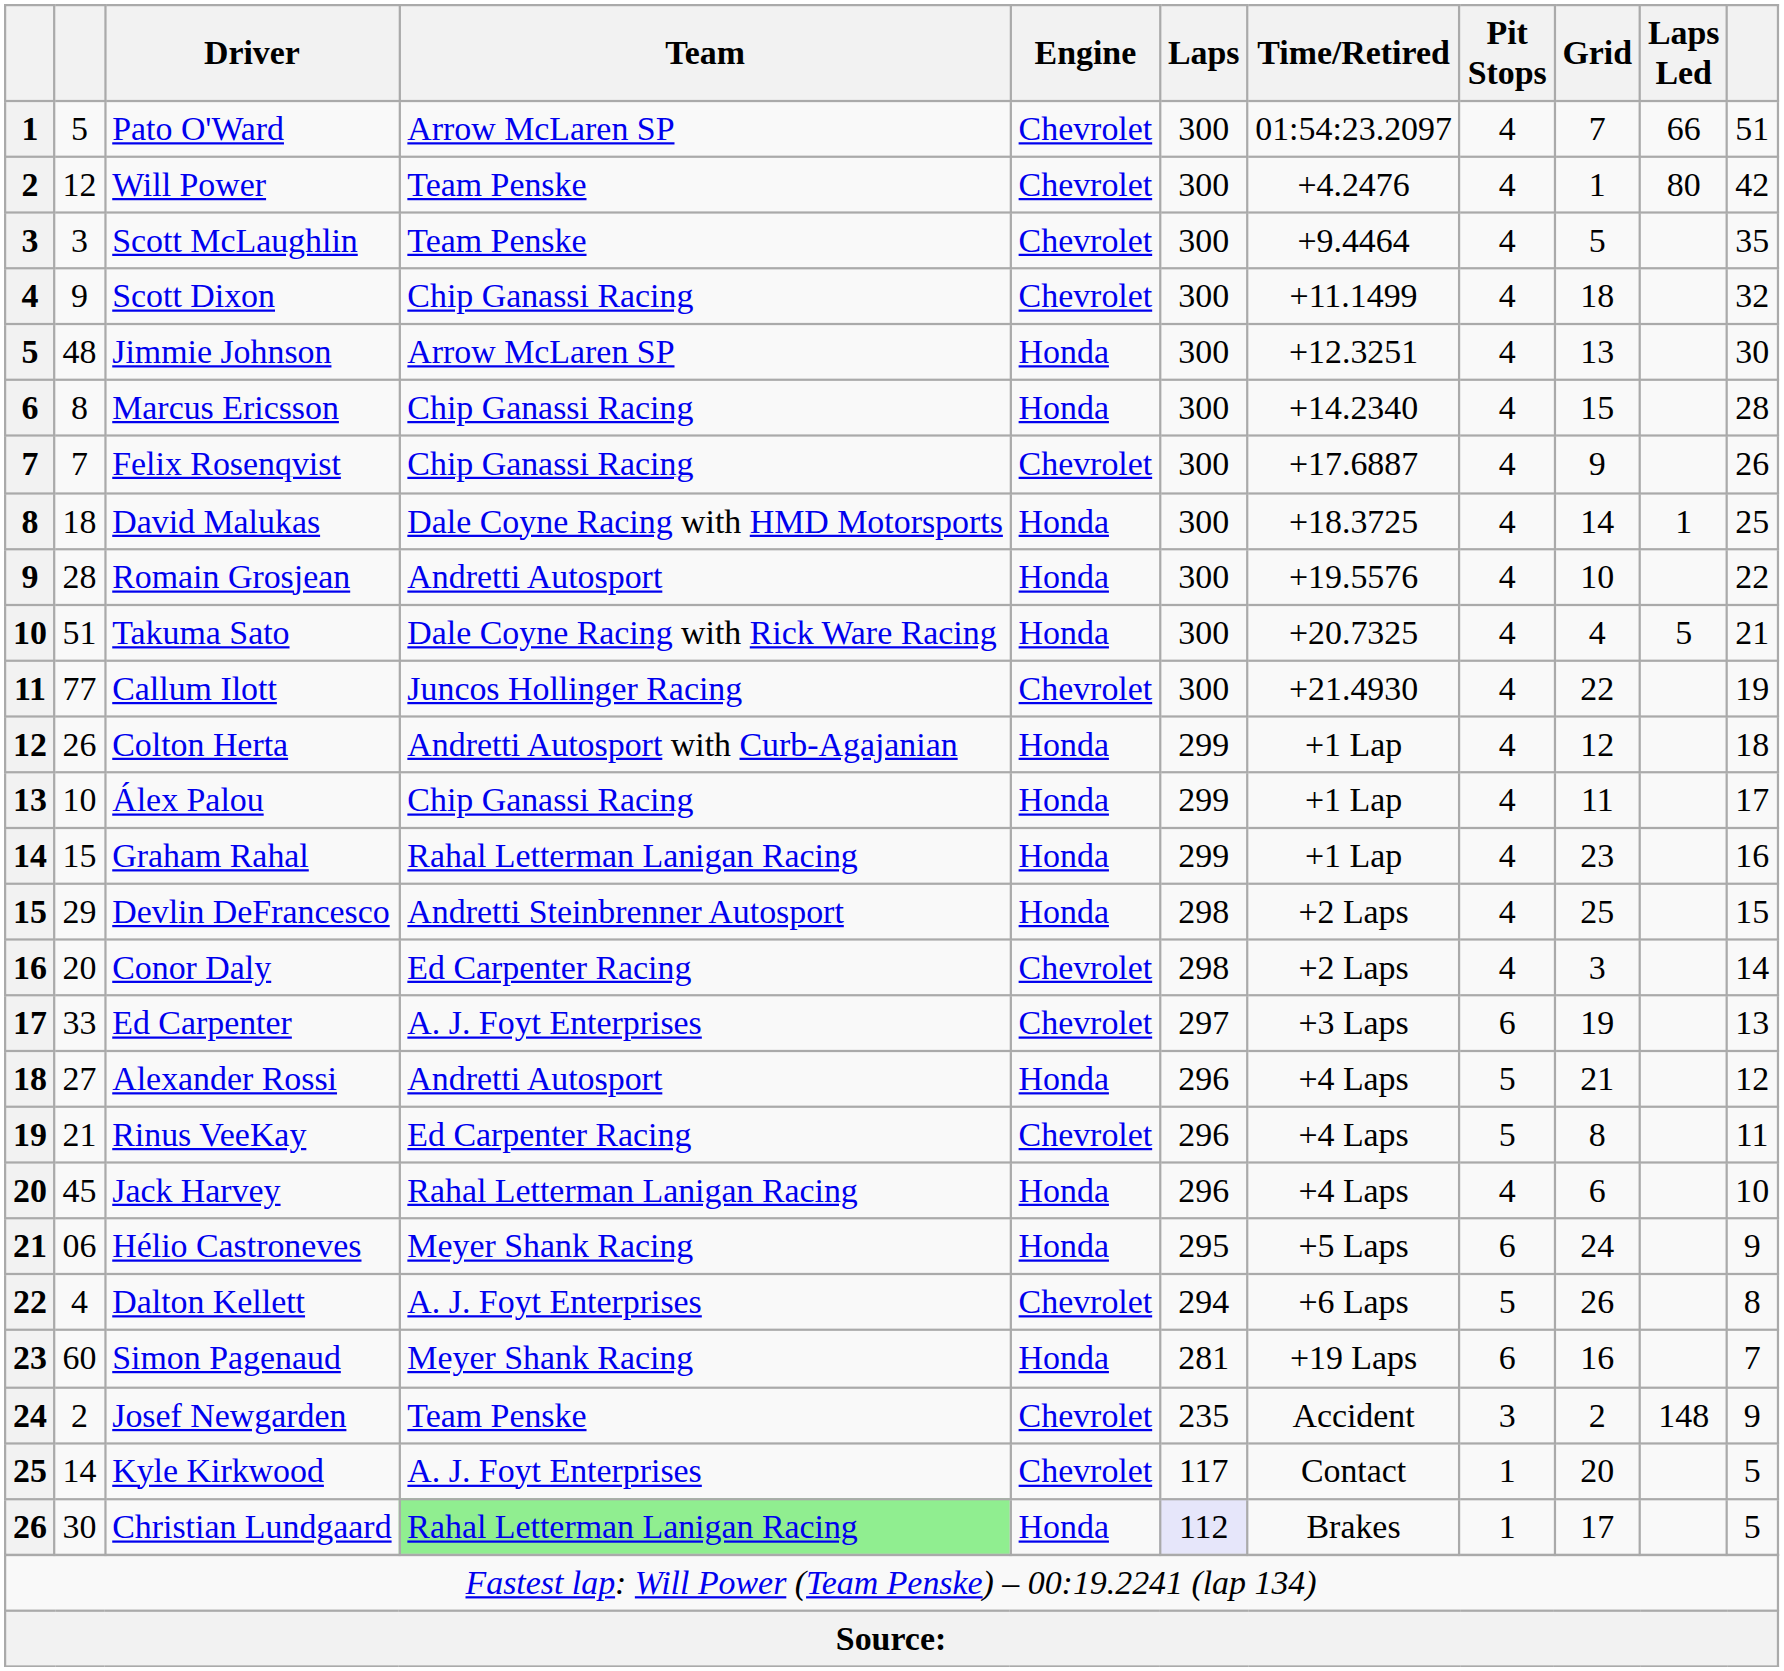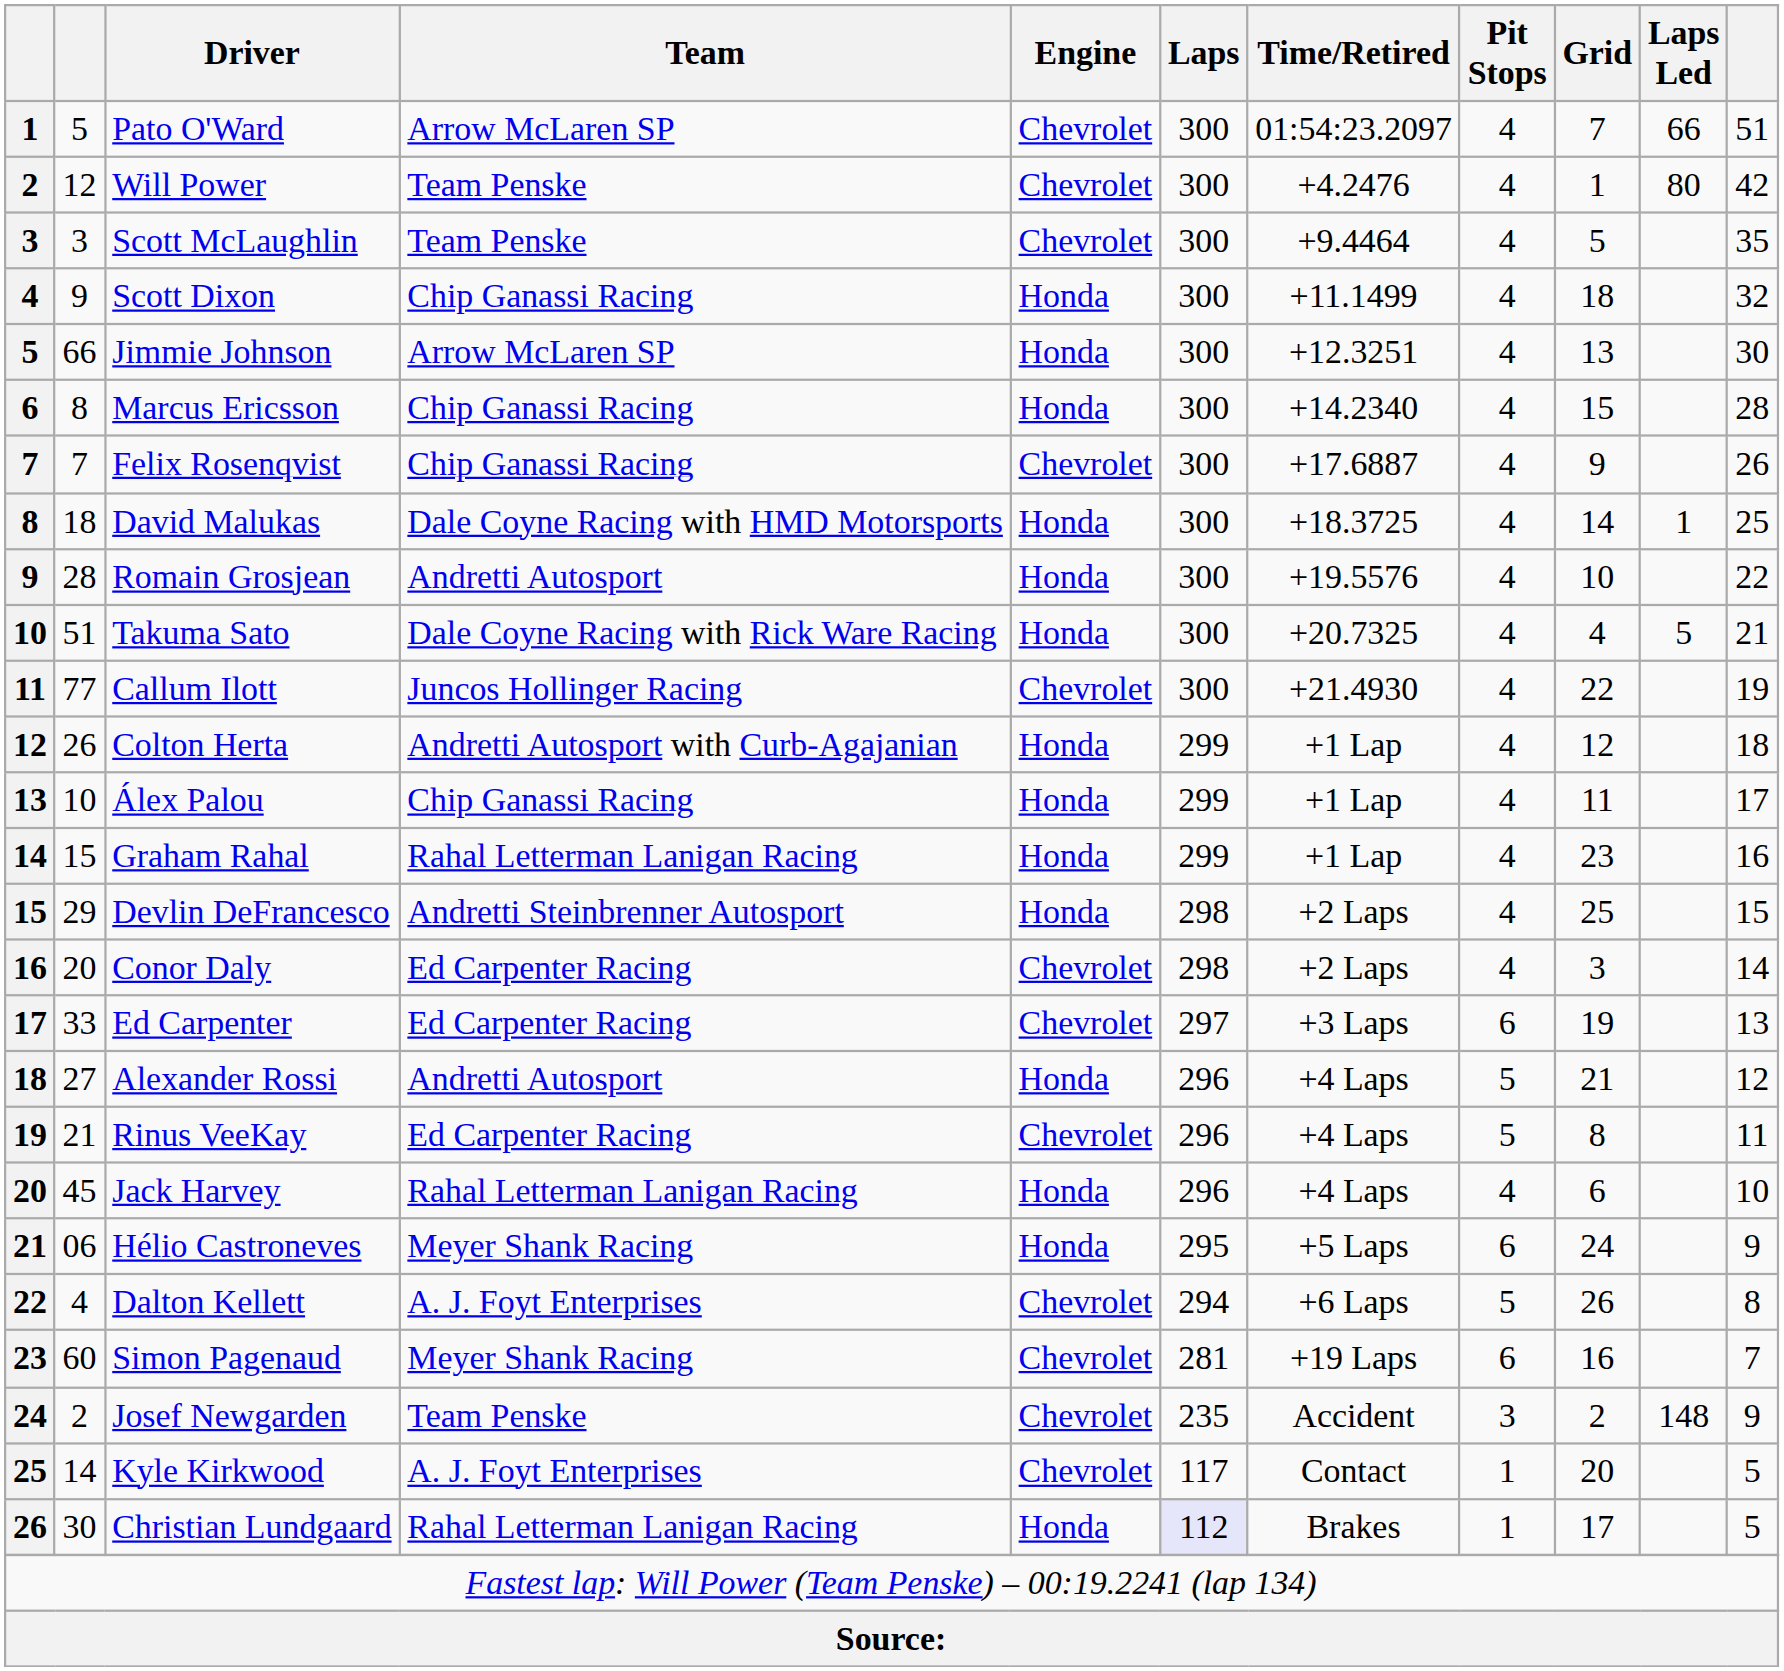(1085, 296) Chevrolet -> (1064, 296) Honda
(80, 352) 48 -> (80, 352) 66
(555, 1022) A. J. Foyt Enterprises -> (549, 1022) Ed Carpenter Racing
(1064, 1358) Honda -> (1085, 1358) Chevrolet
(633, 1525) lightgreen background -> (633, 1525) no background
